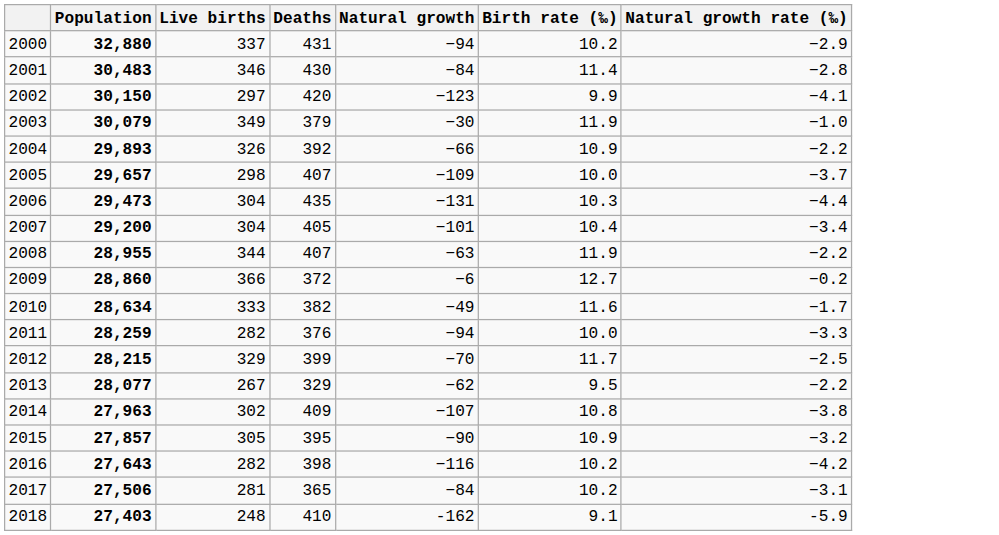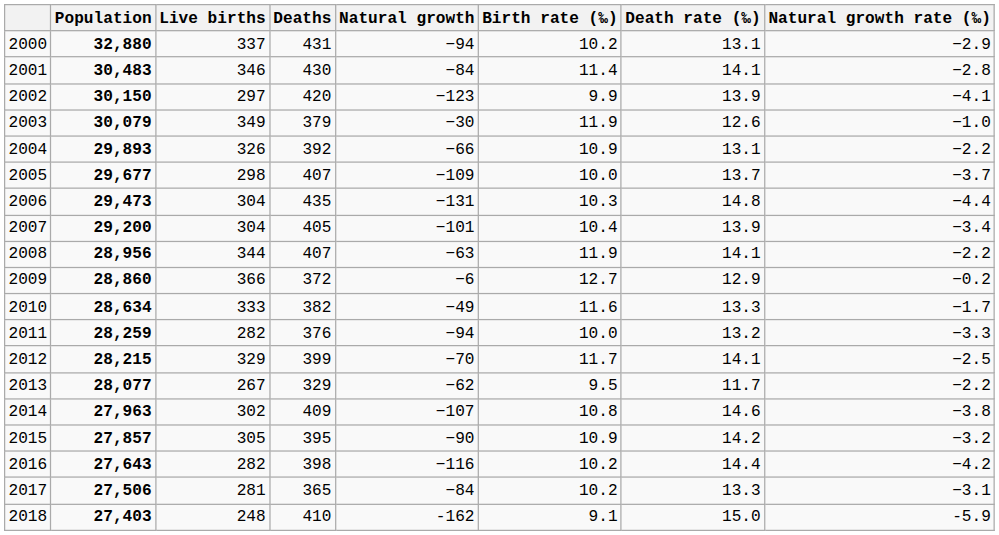+ column: (693, 18)
(123, 175) 29,657 -> (123, 175) 29,677
(123, 254) 28,955 -> (123, 254) 28,956
